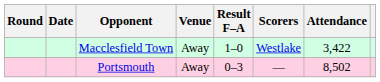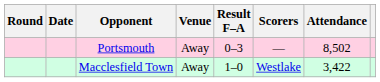rows swapped: (126, 47) <-> (126, 67)
